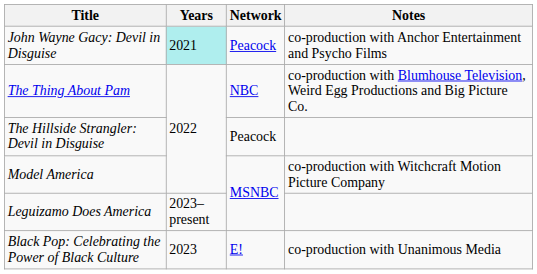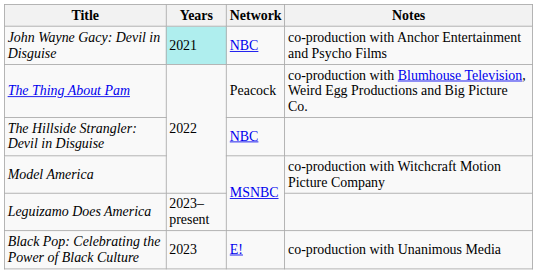(253, 45) Peacock -> (244, 45) NBC
(244, 91) NBC -> (253, 91) Peacock
(253, 136) Peacock -> (244, 136) NBC
